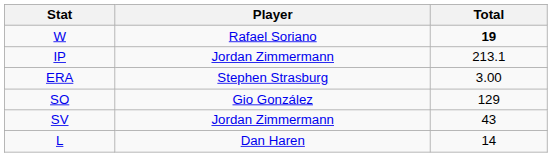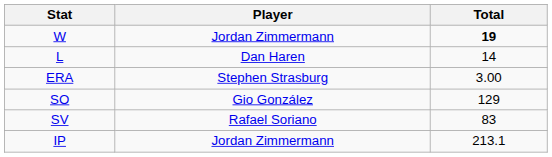(273, 36) Rafael Soriano -> (273, 36) Jordan Zimmermann
rows swapped: (60, 141) <-> (60, 57)
(273, 120) Jordan Zimmermann -> (273, 120) Rafael Soriano
(489, 120) 43 -> (489, 120) 83
